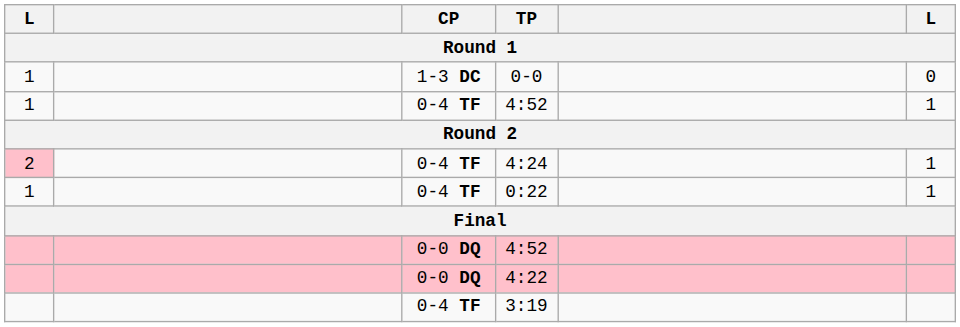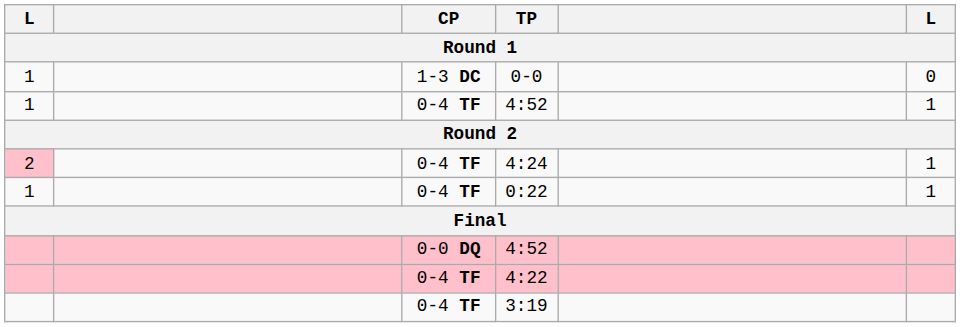(449, 278) 0-0 DQ -> (449, 278) 0-4 TF
